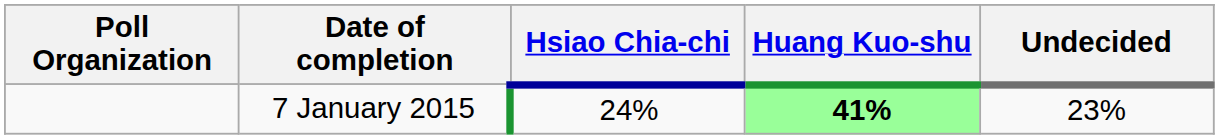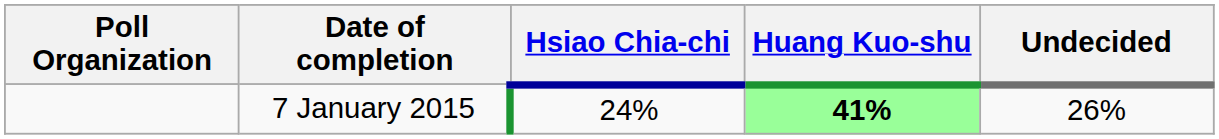(1096, 110) 23% -> (1096, 110) 26%
